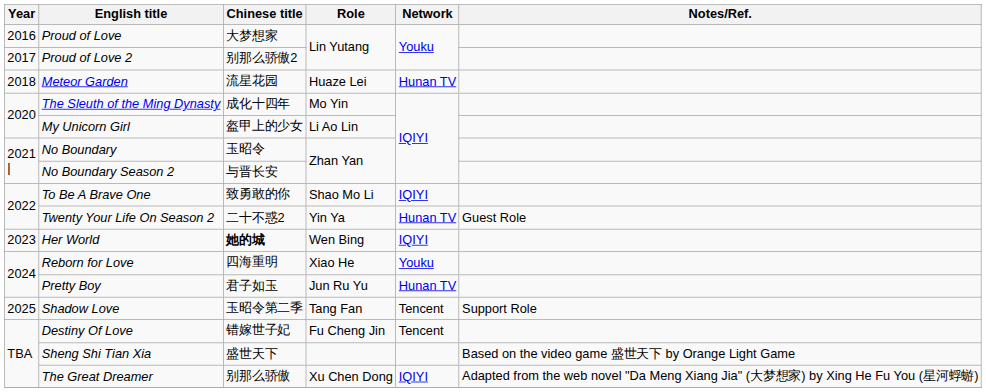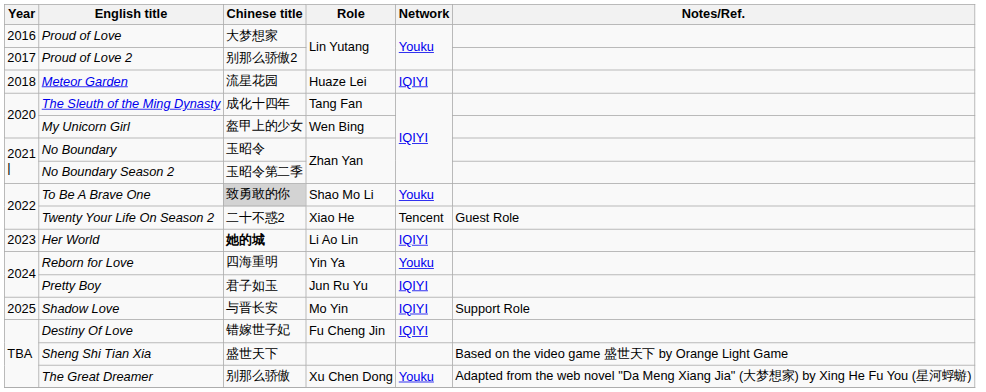(427, 81) Hunan TV -> (413, 81) IQIYI
(328, 104) Mo Yin -> (336, 104) Tang Fan
(333, 126) Li Ao Lin -> (337, 126) Wen Bing
(252, 171) 与晋长安 -> (265, 171) 玉昭令第二季
(258, 194) no background -> (258, 194) lightgrey background
(413, 195) IQIYI -> (416, 195) Youku
(327, 217) Yin Ya -> (332, 217) Xiao He
(427, 217) Hunan TV -> (421, 217) Tencent
(337, 240) Wen Bing -> (333, 240) Li Ao Lin
(332, 263) Xiao He -> (327, 263) Yin Ya
(427, 285) Hunan TV -> (413, 285) IQIYI
(265, 308) 玉昭令第二季 -> (252, 308) 与晋长安
(336, 308) Tang Fan -> (328, 308) Mo Yin
(421, 308) Tencent -> (413, 308) IQIYI
(421, 331) Tencent -> (413, 331) IQIYI
(413, 376) IQIYI -> (416, 376) Youku
